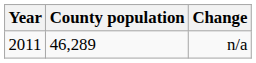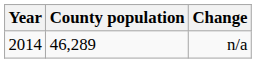(25, 44) 2011 -> (25, 44) 2014
